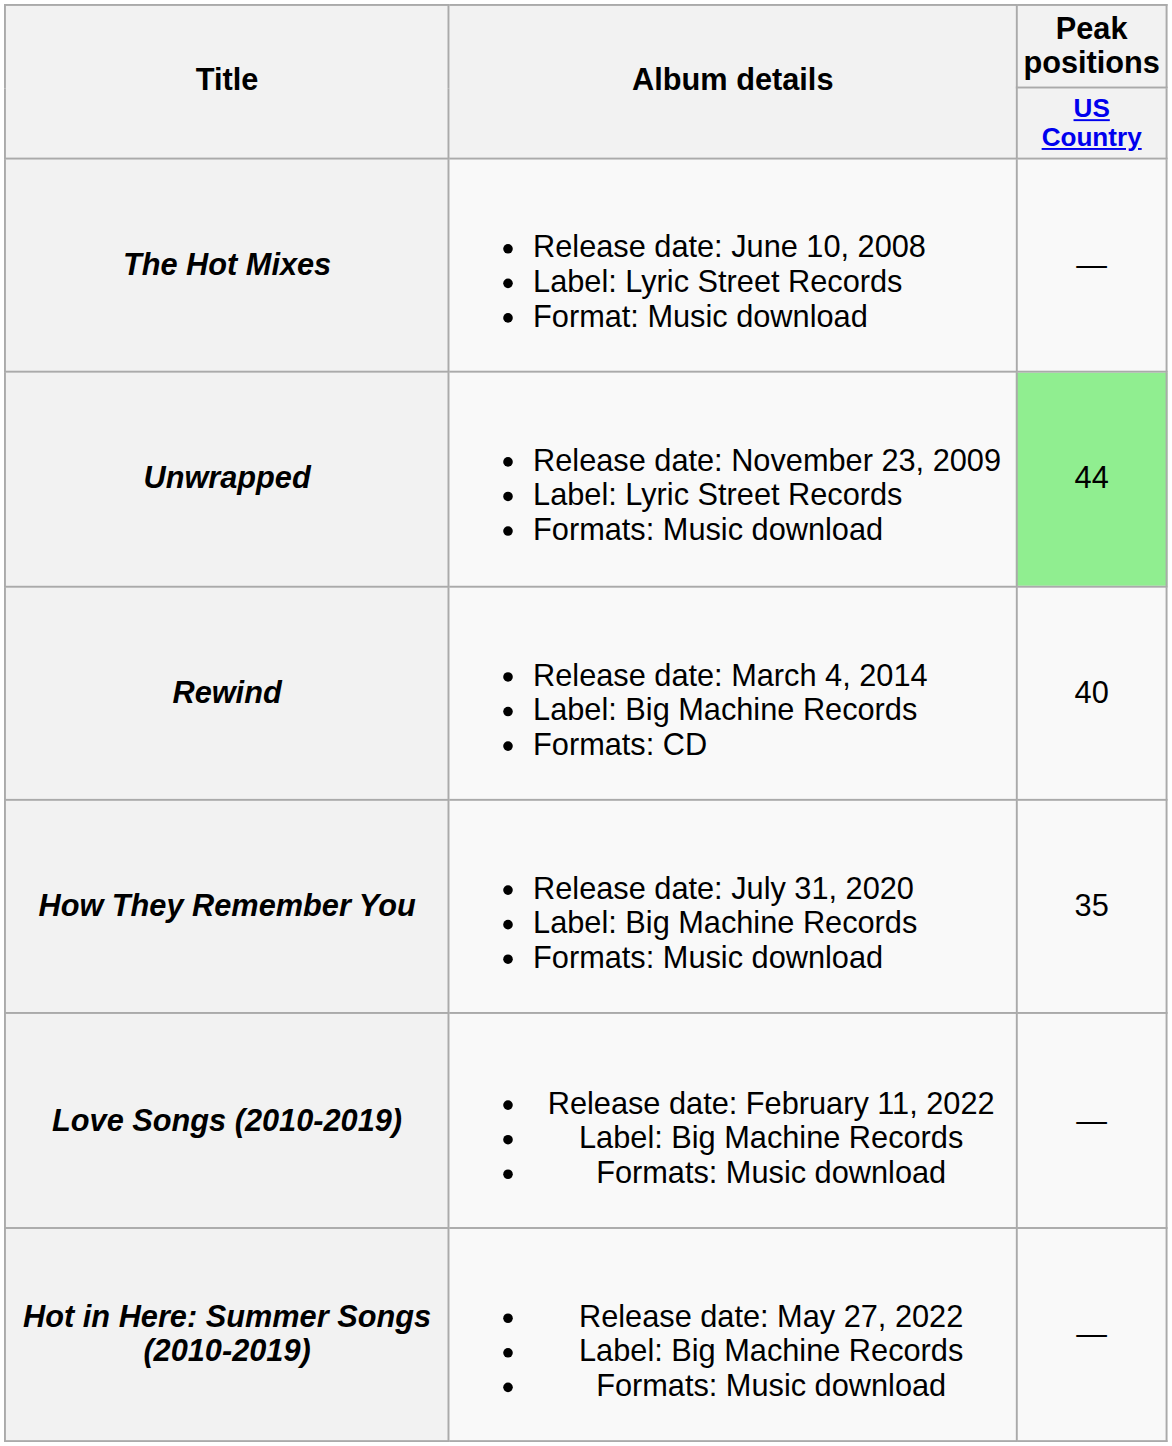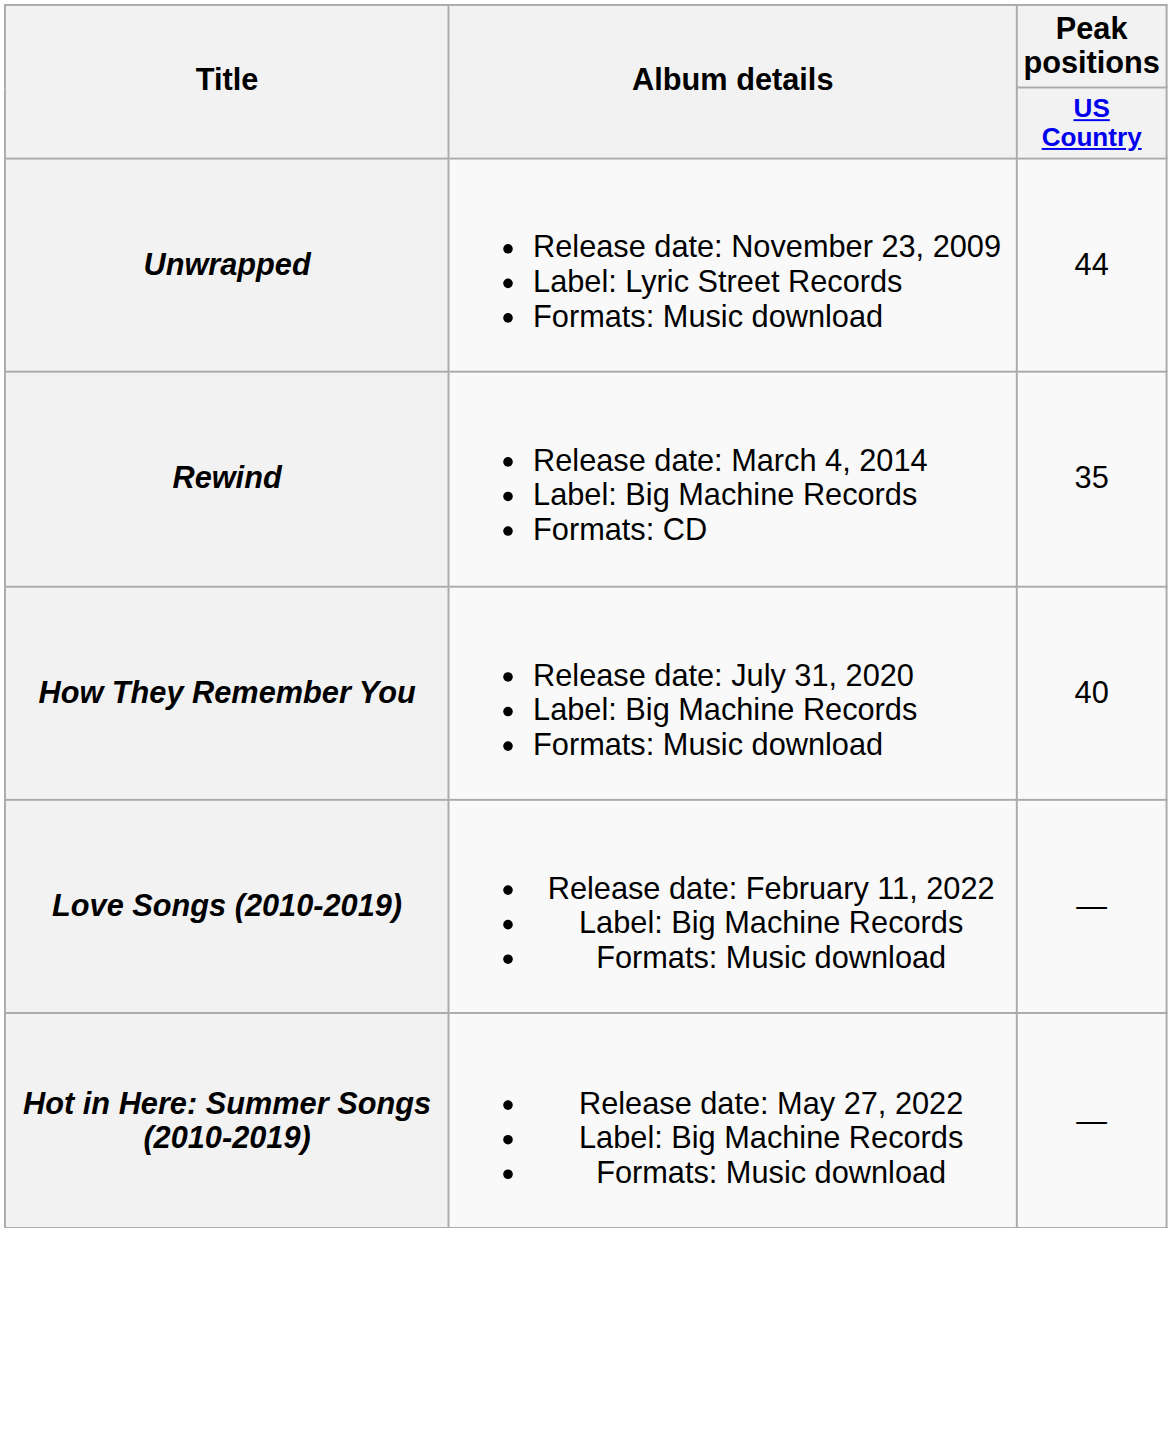- row: (227, 264)
(1092, 478) lightgreen background -> (1092, 264) no background
(1092, 692) 40 -> (1092, 478) 35
(1092, 906) 35 -> (1092, 692) 40
